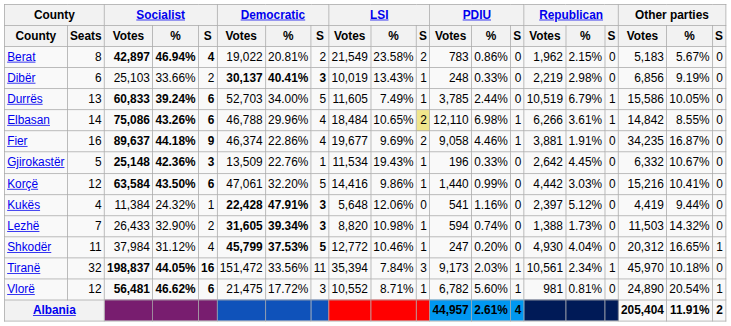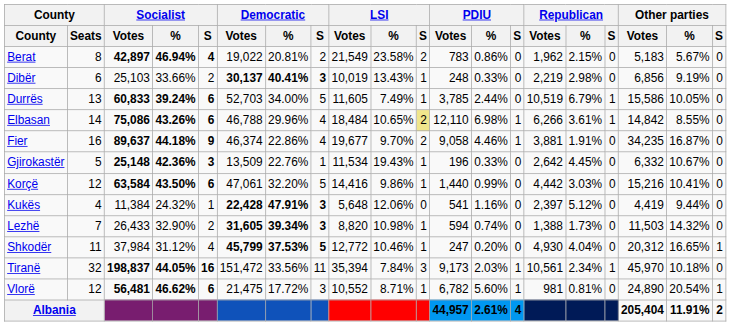(397, 141) 9.69% -> (397, 141) 9.70%
